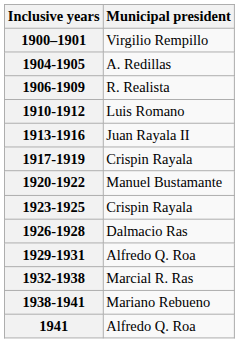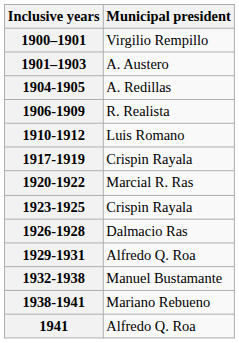+ row: (54, 64)
- row: (54, 135)
(164, 183) Manuel Bustamante -> (150, 183) Marcial R. Ras
(150, 278) Marcial R. Ras -> (164, 278) Manuel Bustamante
